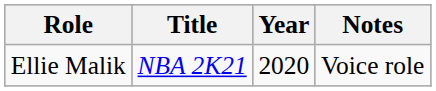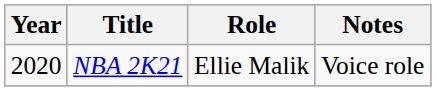columns swapped: (284, 24) <-> (68, 24)
